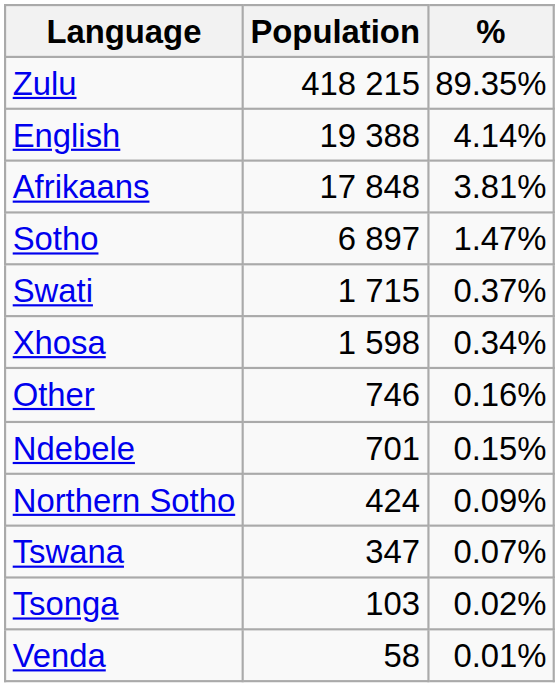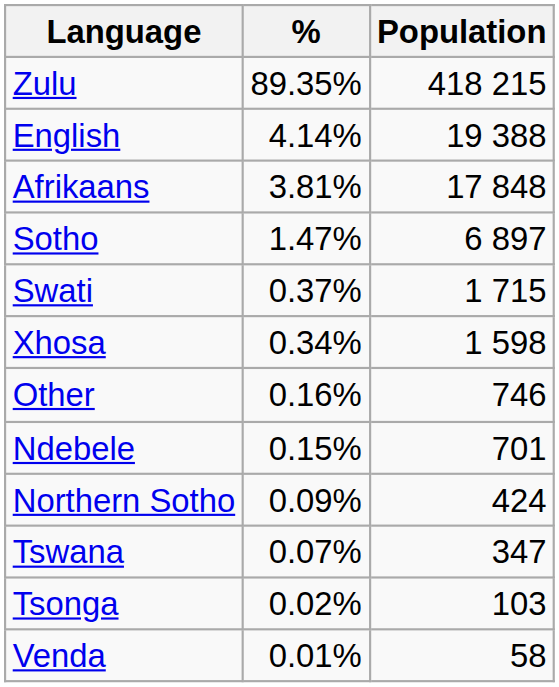columns swapped: (335, 31) <-> (491, 31)
